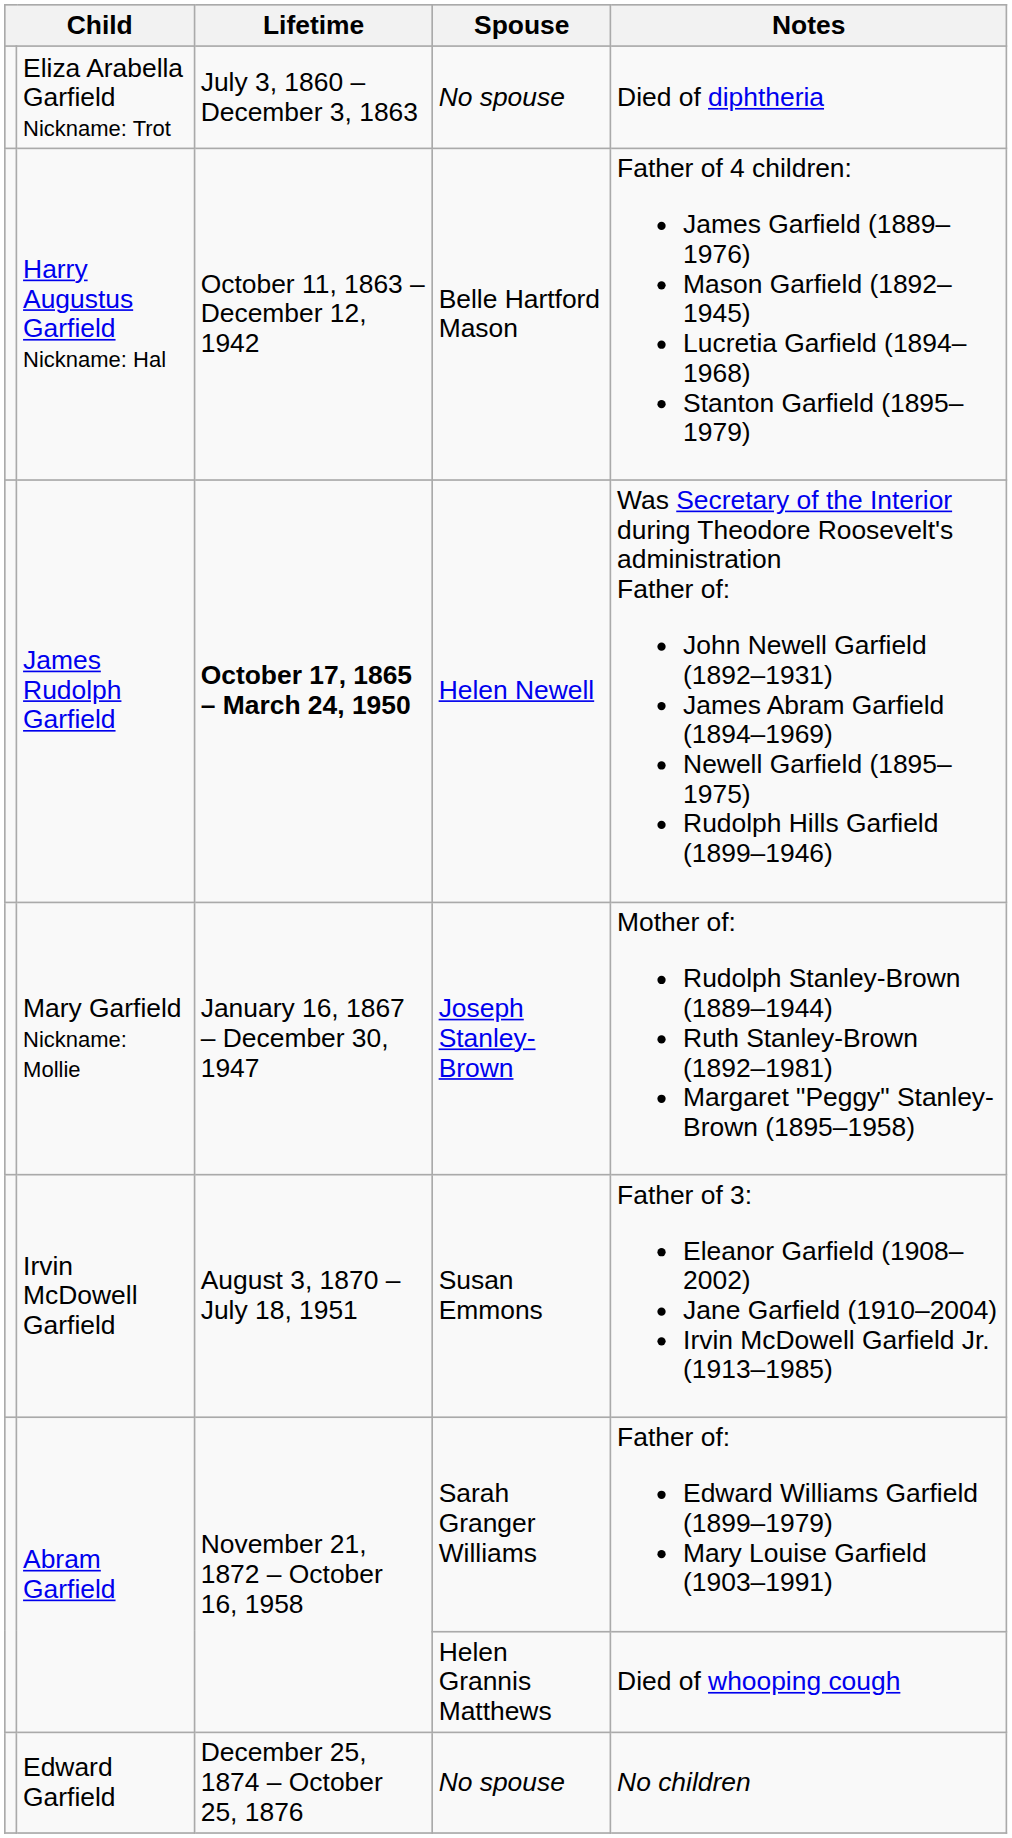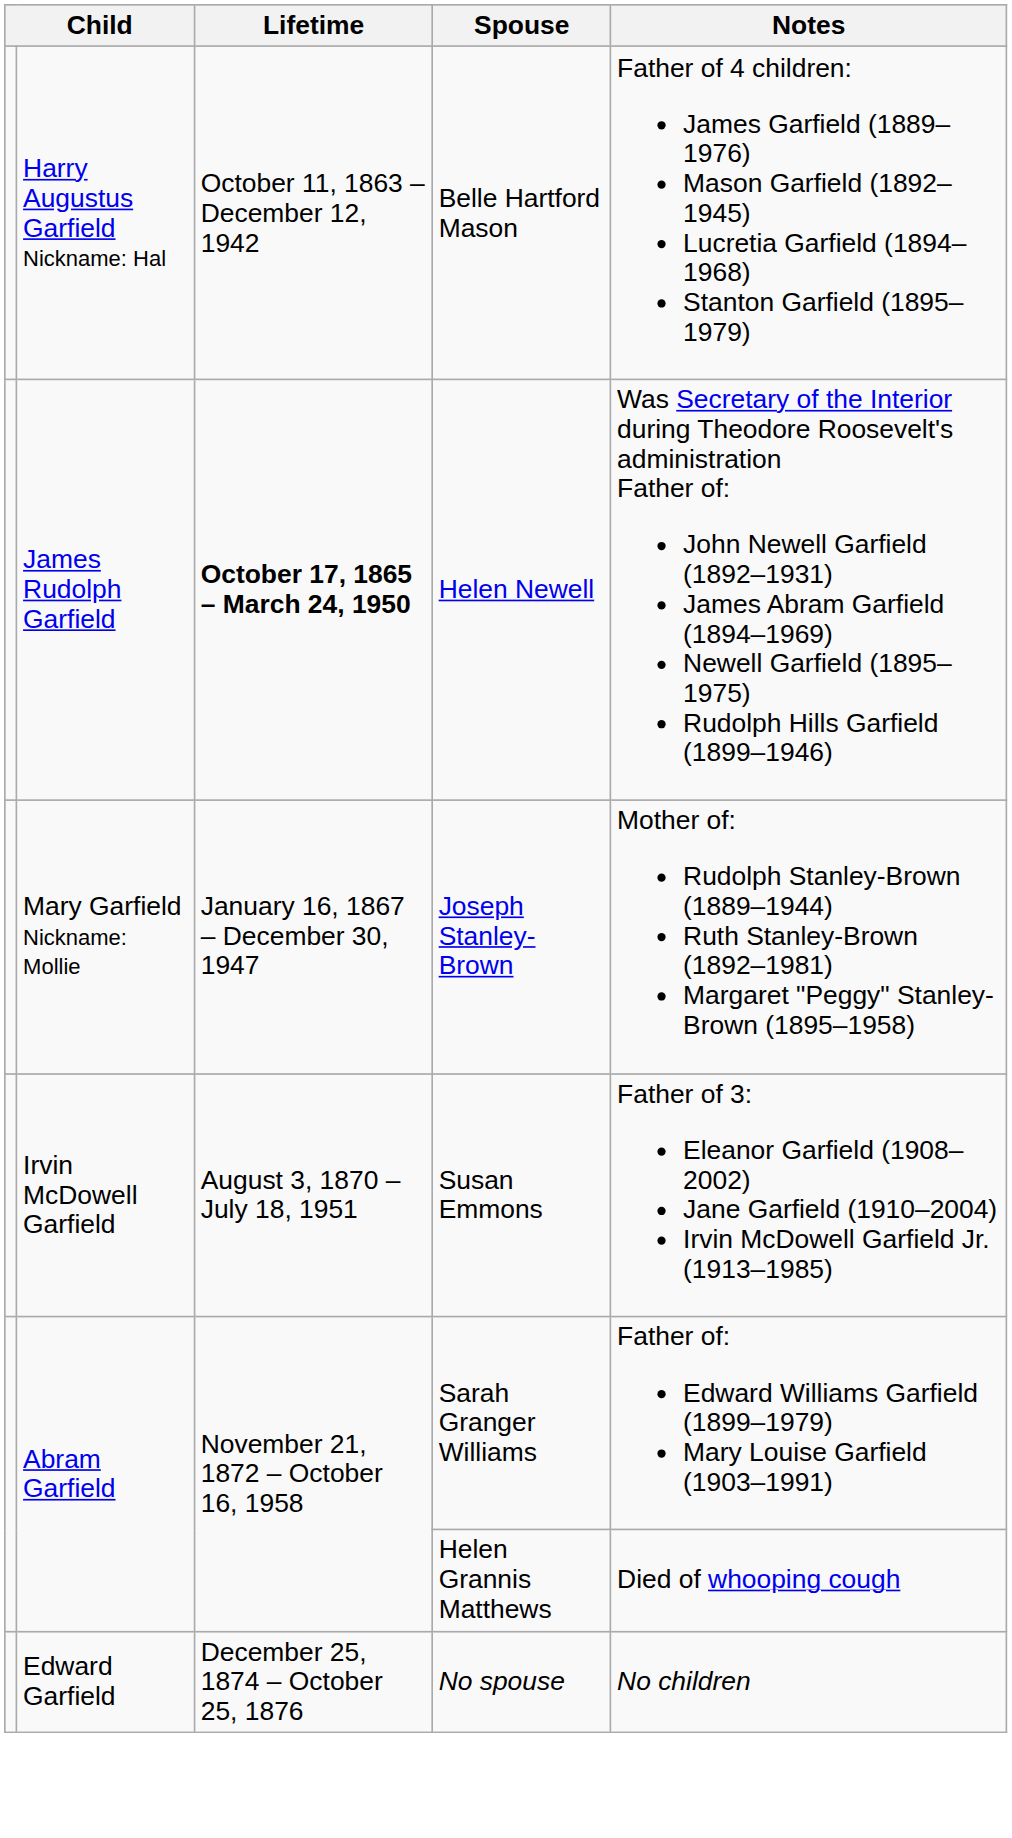- row: (103, 97)
